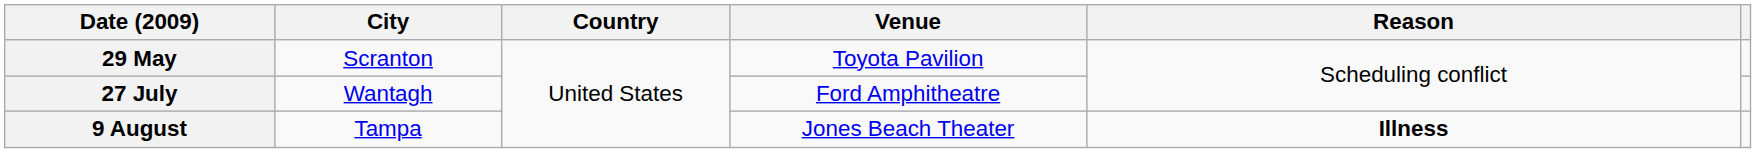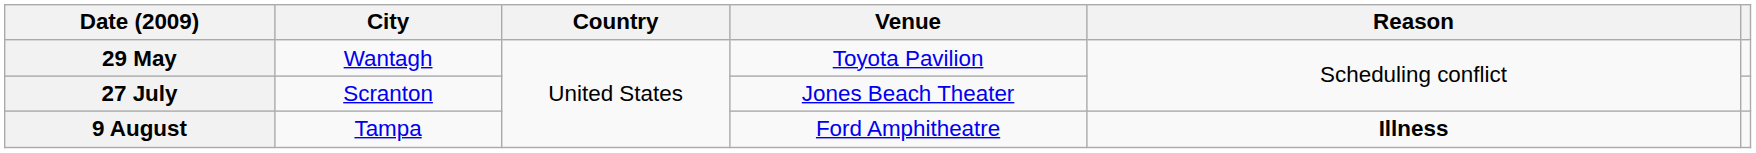(388, 57) Scranton -> (388, 57) Wantagh
(388, 93) Wantagh -> (388, 93) Scranton
(908, 93) Ford Amphitheatre -> (908, 93) Jones Beach Theater
(908, 128) Jones Beach Theater -> (908, 128) Ford Amphitheatre
